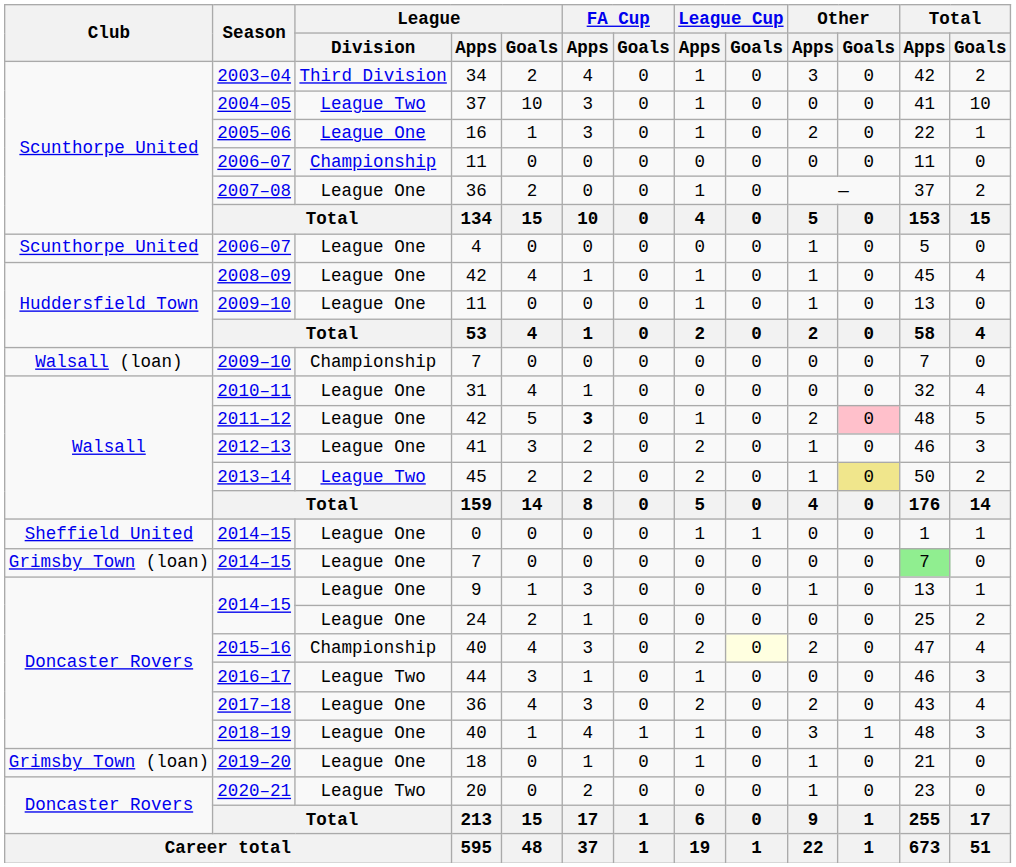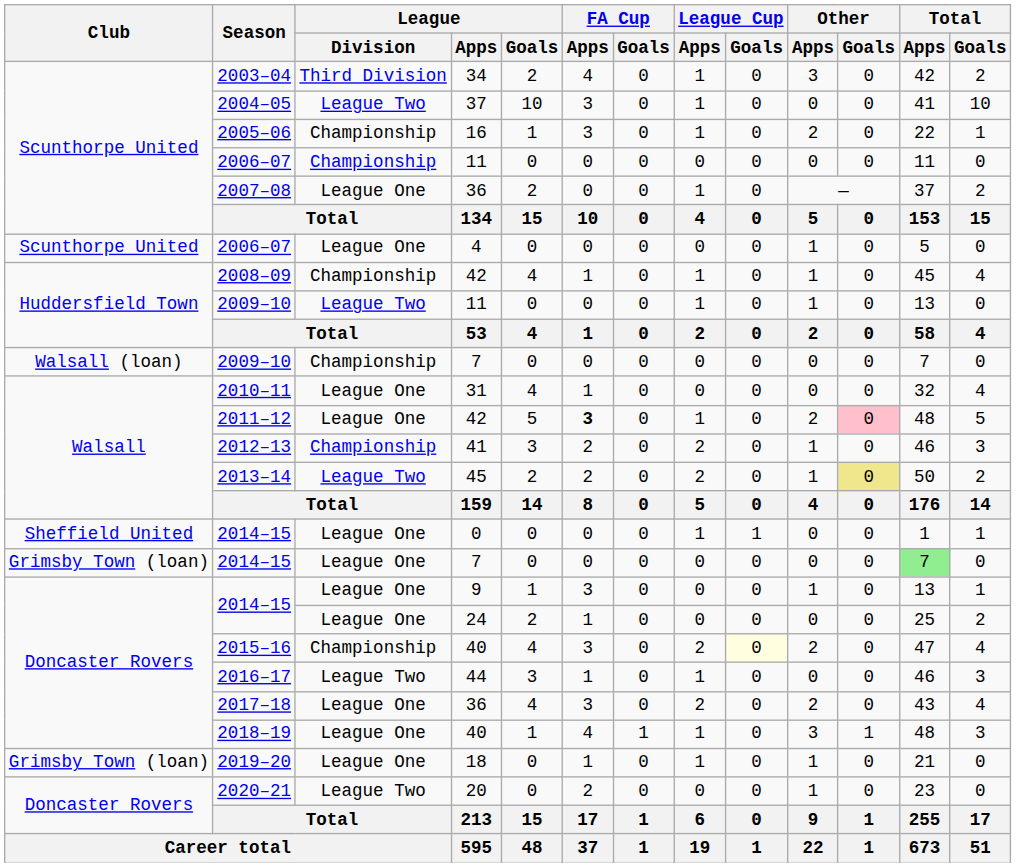(373, 133) League One -> (373, 133) Championship
(373, 276) League One -> (373, 276) Championship
(373, 305) League One -> (373, 305) League Two
(373, 448) League One -> (373, 448) Championship
